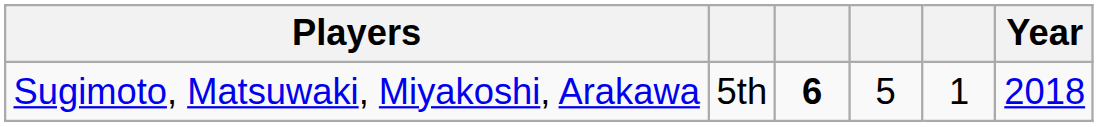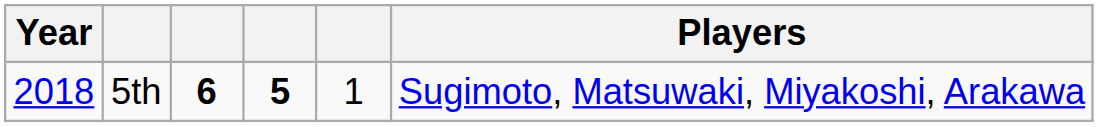columns swapped: (1045, 33) <-> (357, 33)
(886, 90) normal -> (280, 90) bold
